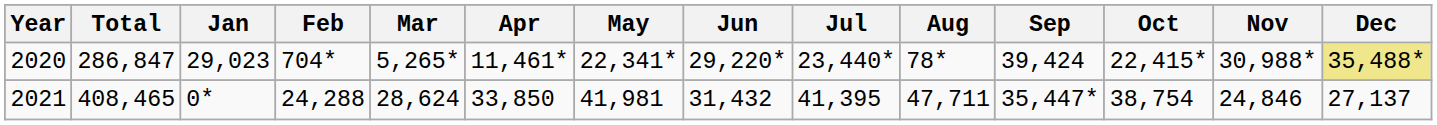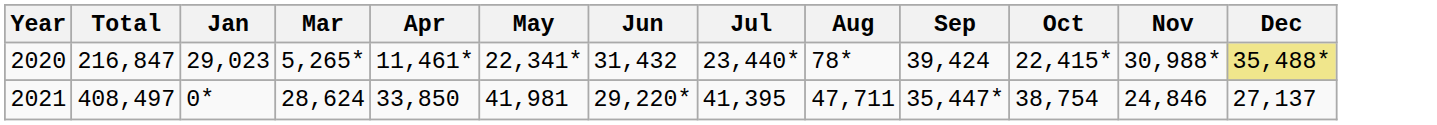- column: (323, 24)
(126, 62) 286,847 -> (126, 62) 216,847
(737, 62) 29,220* -> (636, 62) 31,432
(126, 100) 408,465 -> (126, 100) 408,497
(730, 100) 31,432 -> (642, 100) 29,220*
